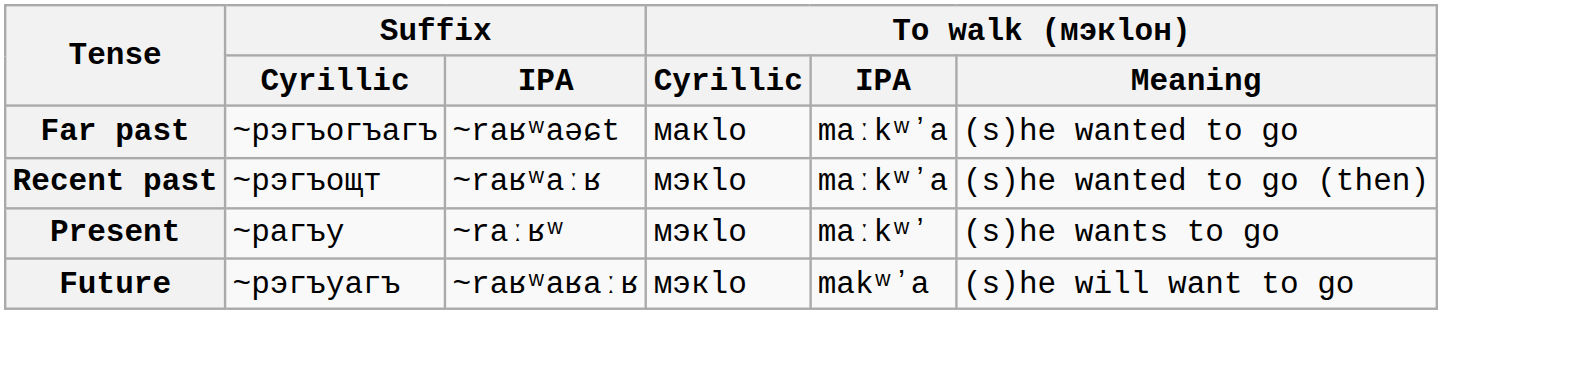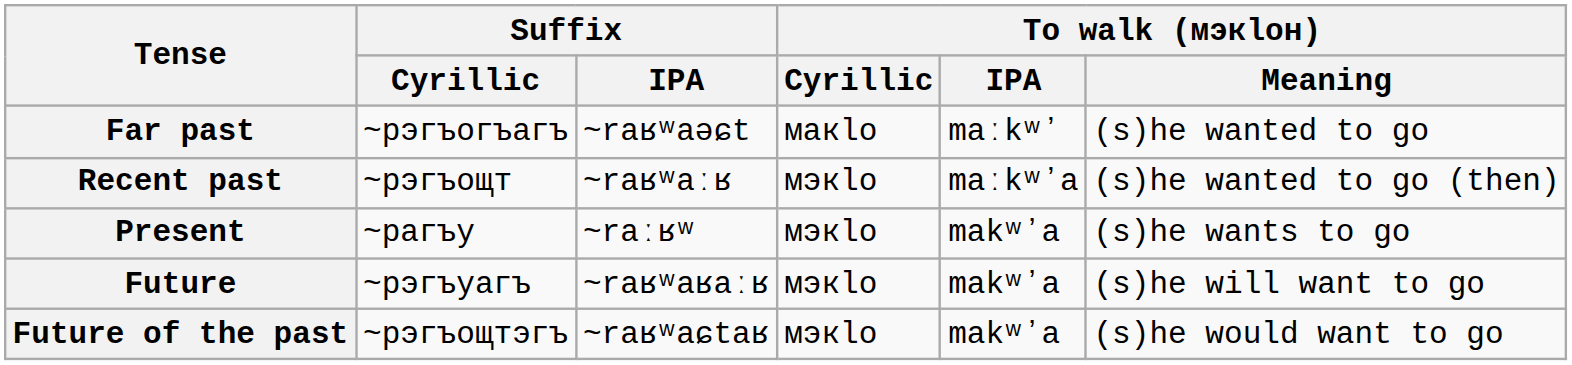(883, 132) maːkʷʼa -> (1004, 132) maːkʷʼ
(874, 233) maːkʷʼ -> (1004, 233) makʷʼa
+ row: (180, 334)
